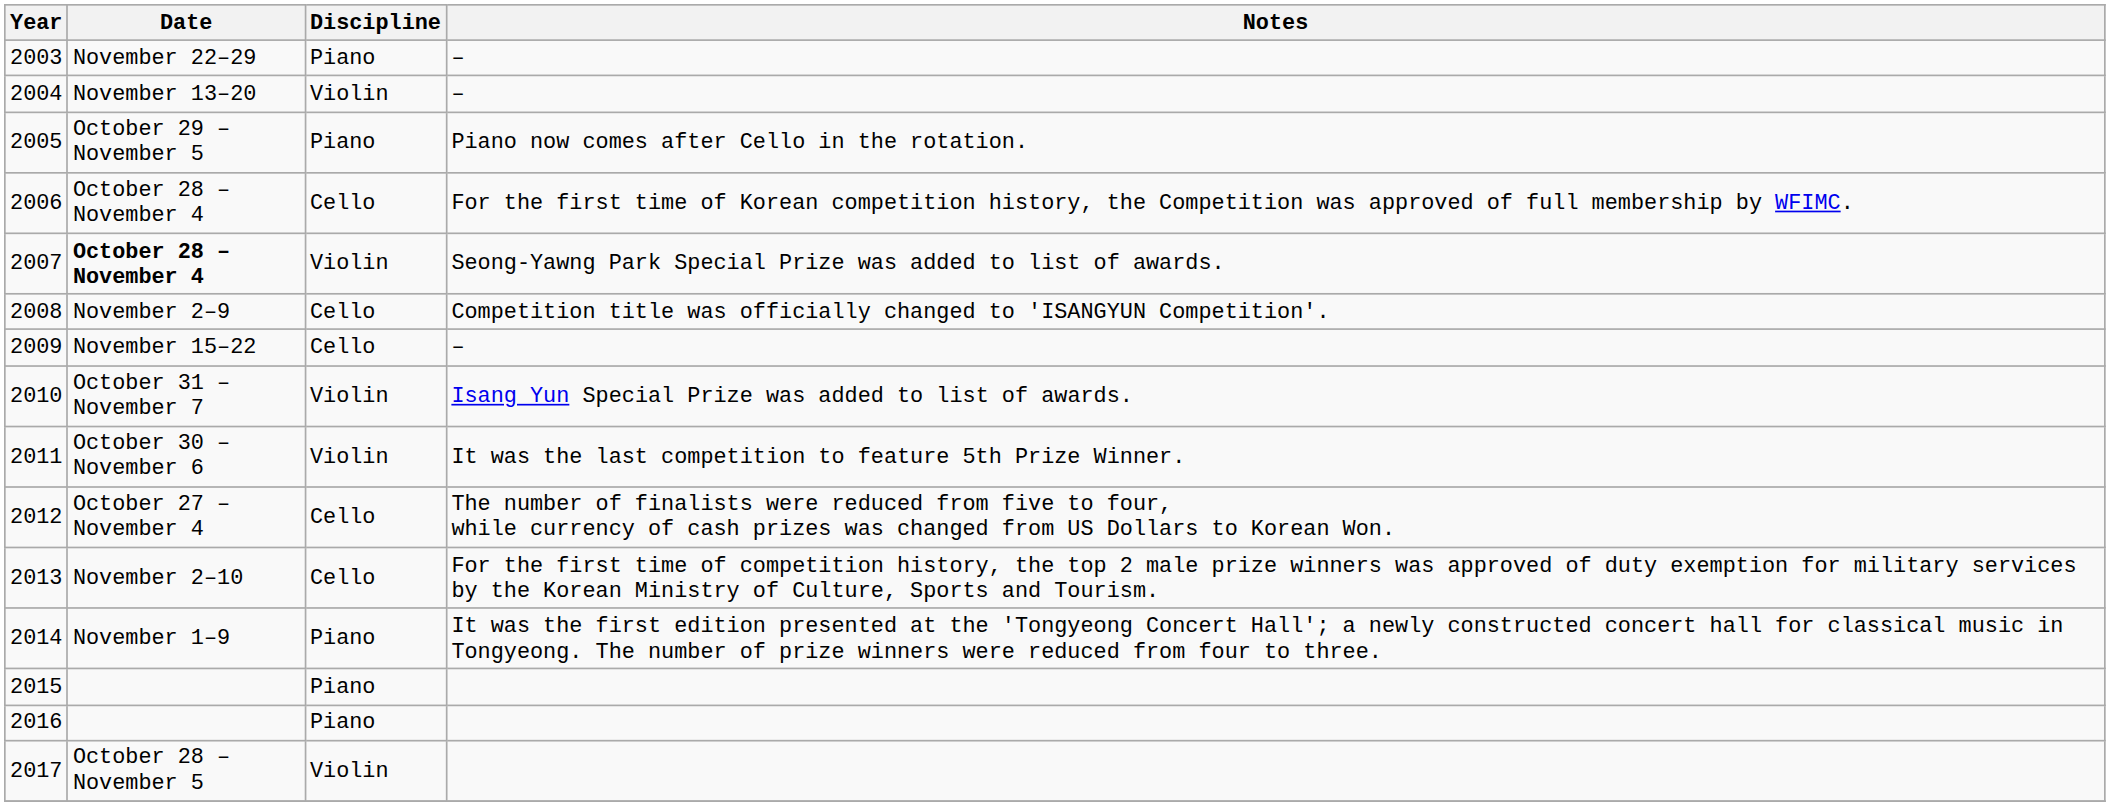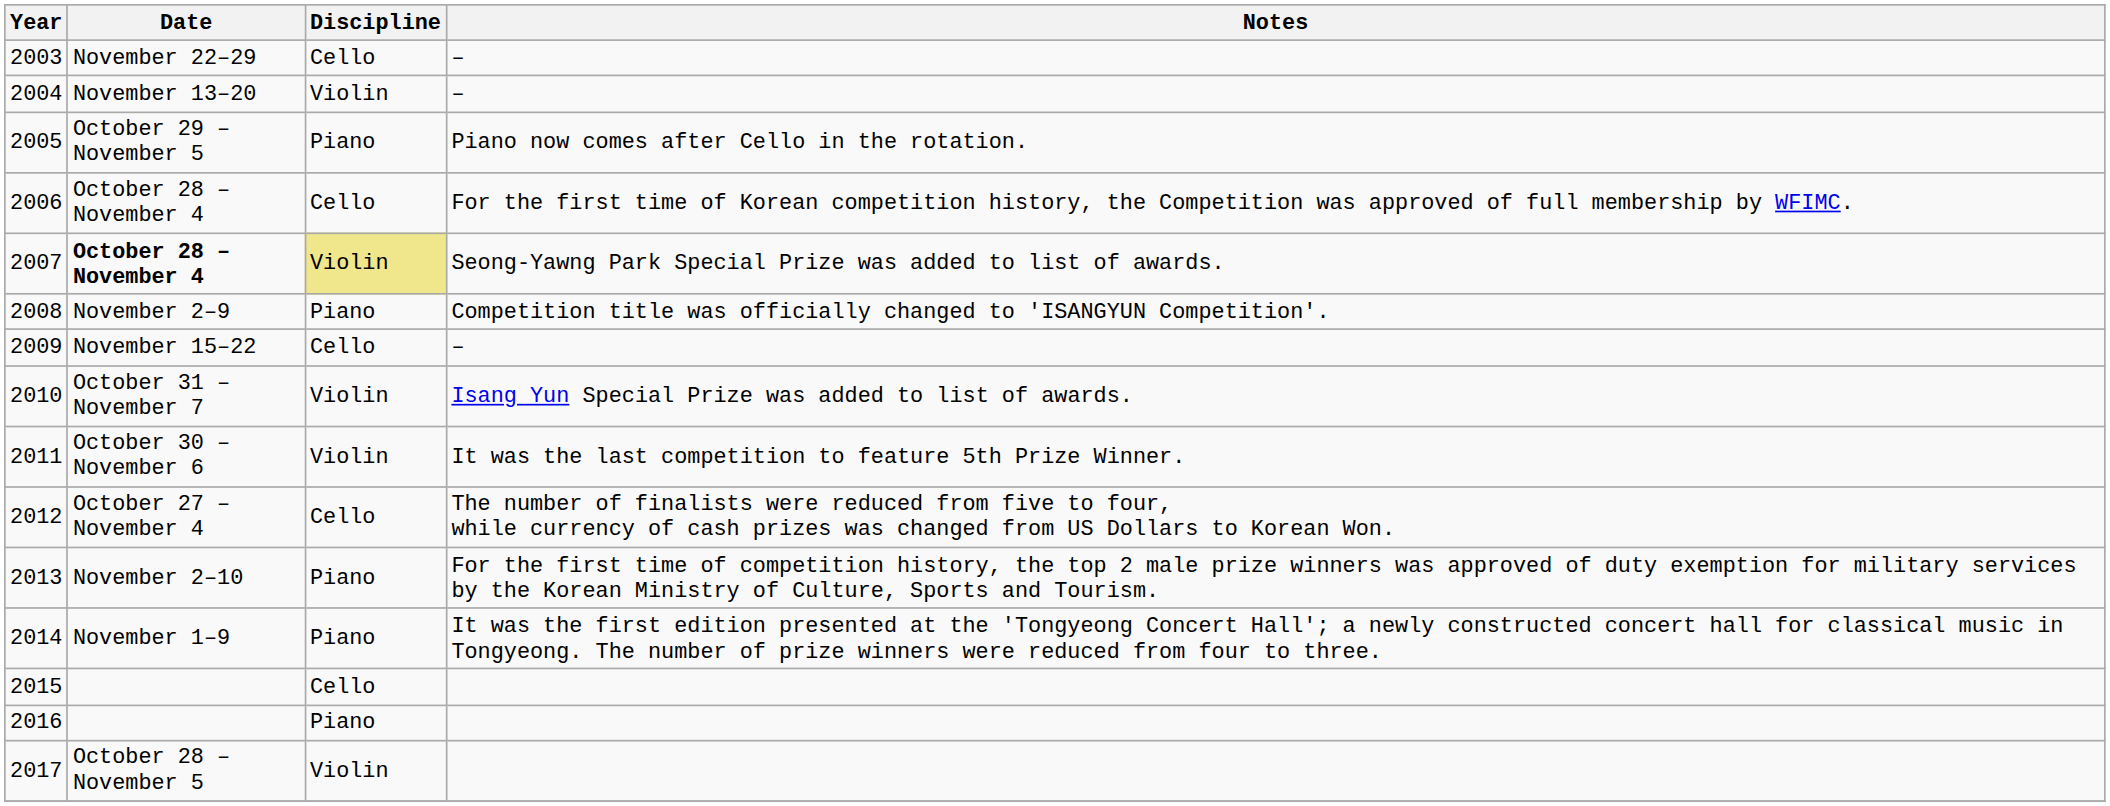(343, 58) Piano -> (343, 58) Cello
(349, 264) no background -> (349, 264) khaki background
(343, 312) Cello -> (343, 312) Piano
(343, 578) Cello -> (343, 578) Piano
(343, 687) Piano -> (343, 687) Cello
